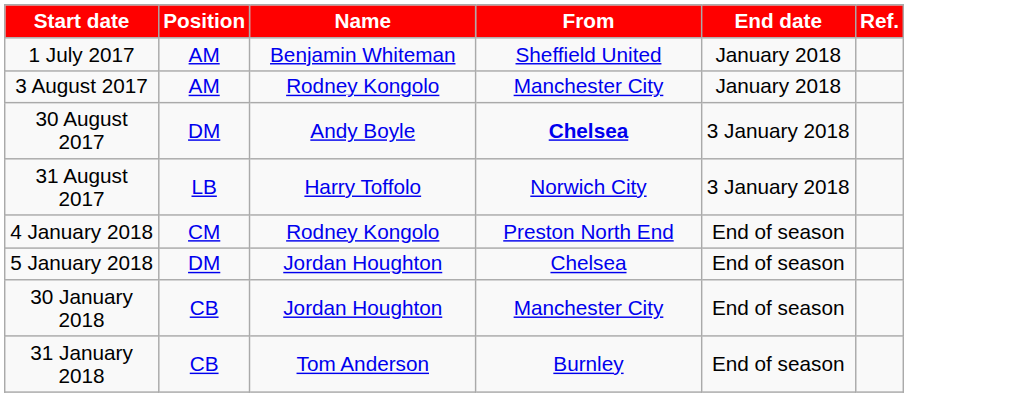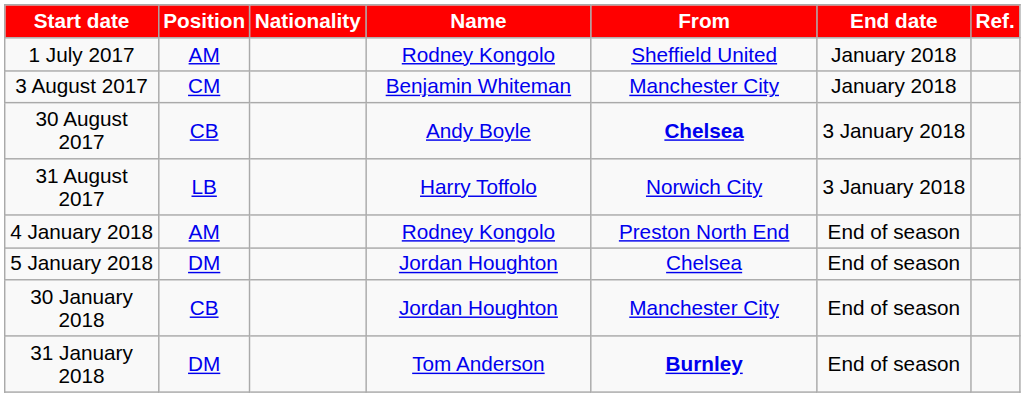+ column: (308, 21)
(363, 54) Benjamin Whiteman -> (478, 54) Rodney Kongolo
(204, 87) AM -> (204, 87) CM
(363, 87) Rodney Kongolo -> (478, 87) Benjamin Whiteman
(204, 131) DM -> (204, 131) CB
(204, 231) CM -> (204, 231) AM
(204, 364) CB -> (204, 364) DM
(588, 364) normal -> (704, 364) bold
